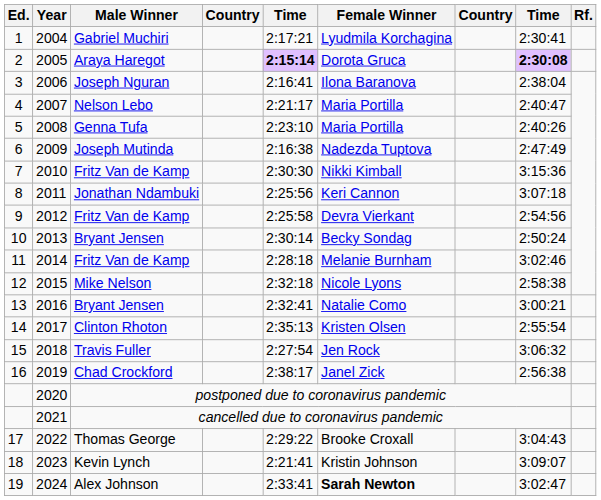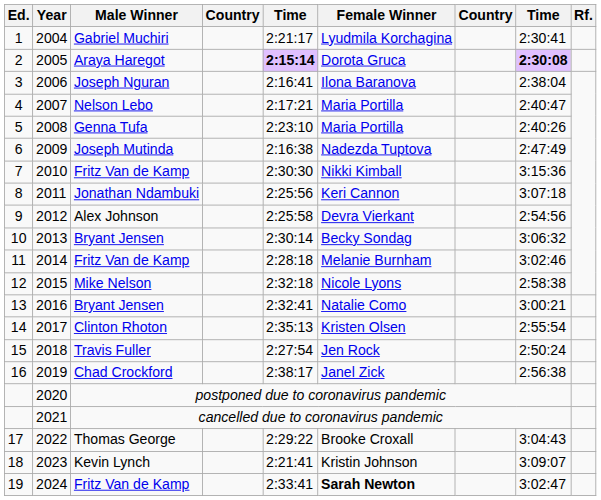(290, 37) 2:17:21 -> (290, 37) 2:21:17
(290, 104) 2:21:17 -> (290, 104) 2:17:21
(132, 216) Fritz Van de Kamp -> (116, 216) Alex Johnson
(543, 238) 2:50:24 -> (543, 238) 3:06:32
(543, 350) 3:06:32 -> (543, 350) 2:50:24
(116, 484) Alex Johnson -> (132, 484) Fritz Van de Kamp
